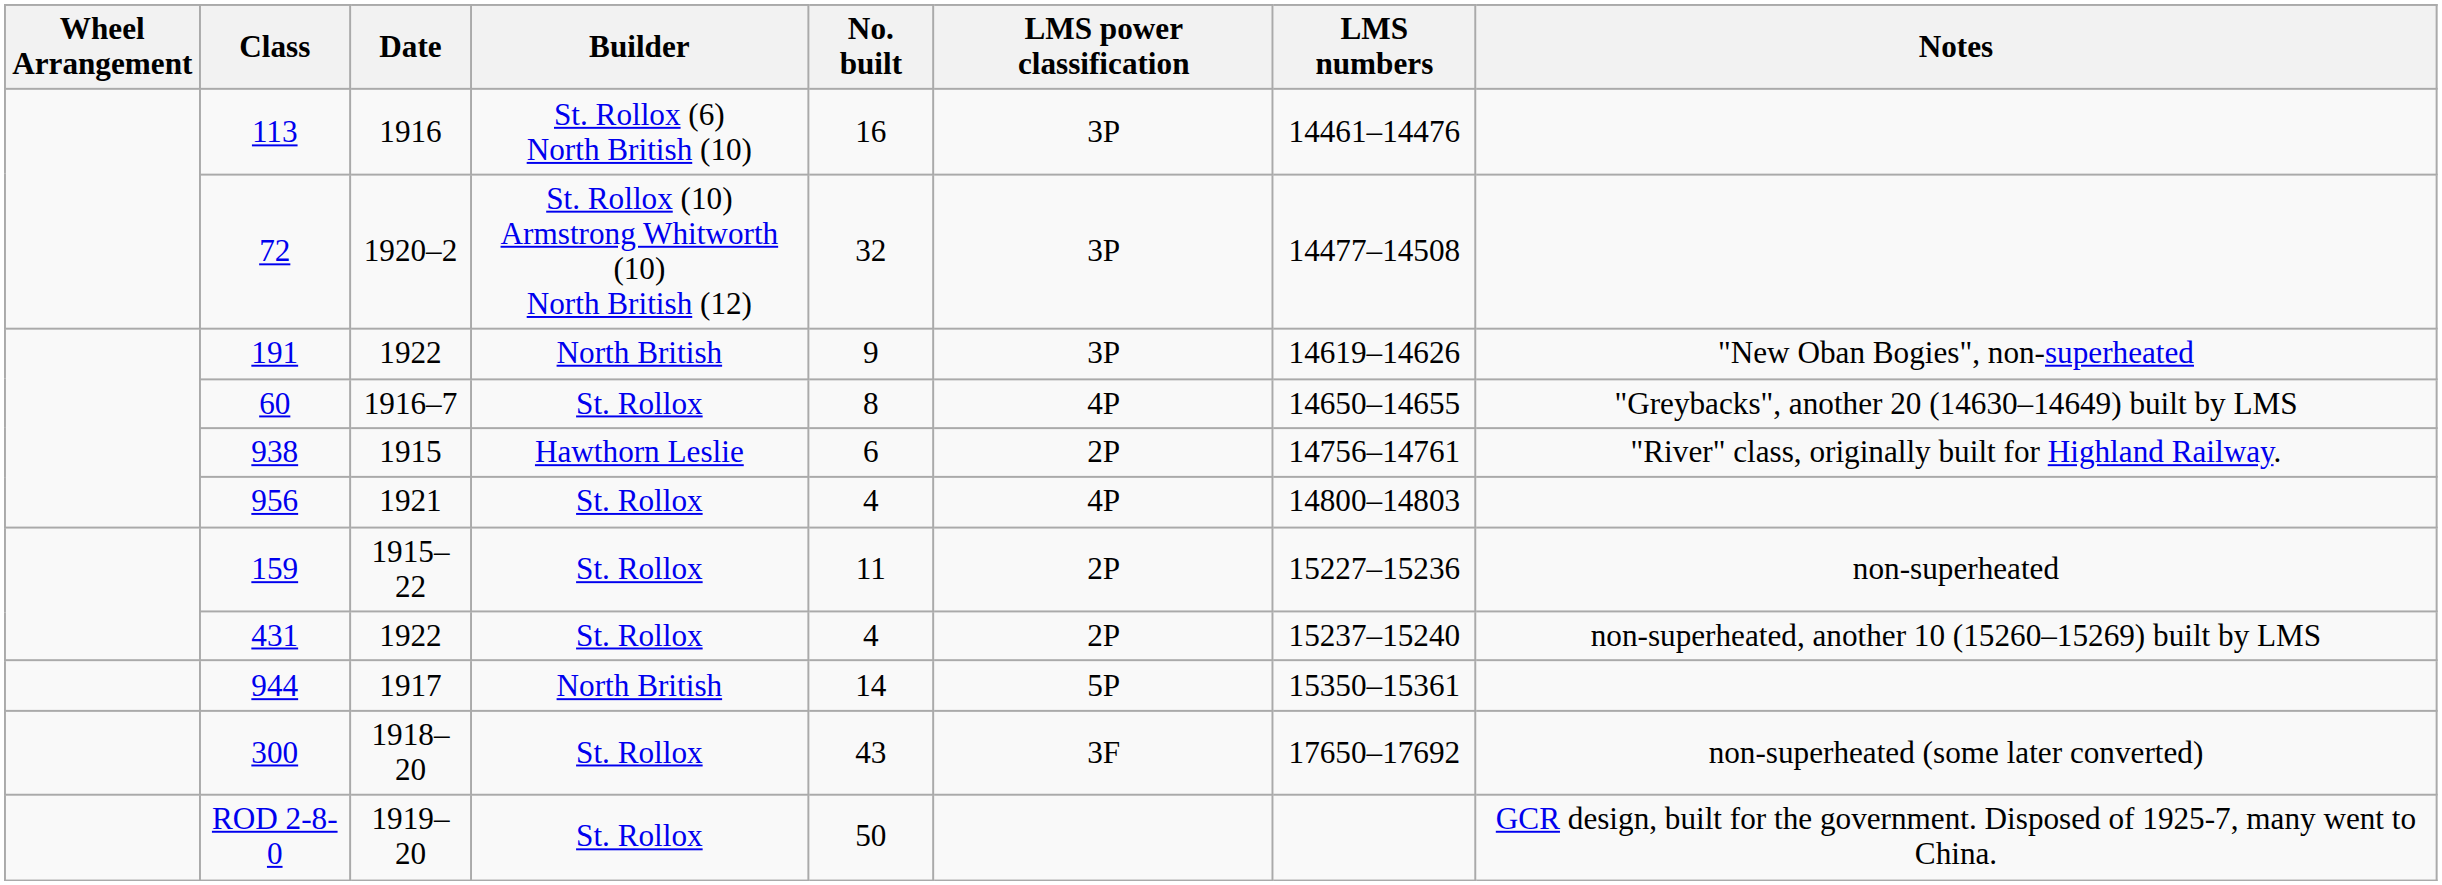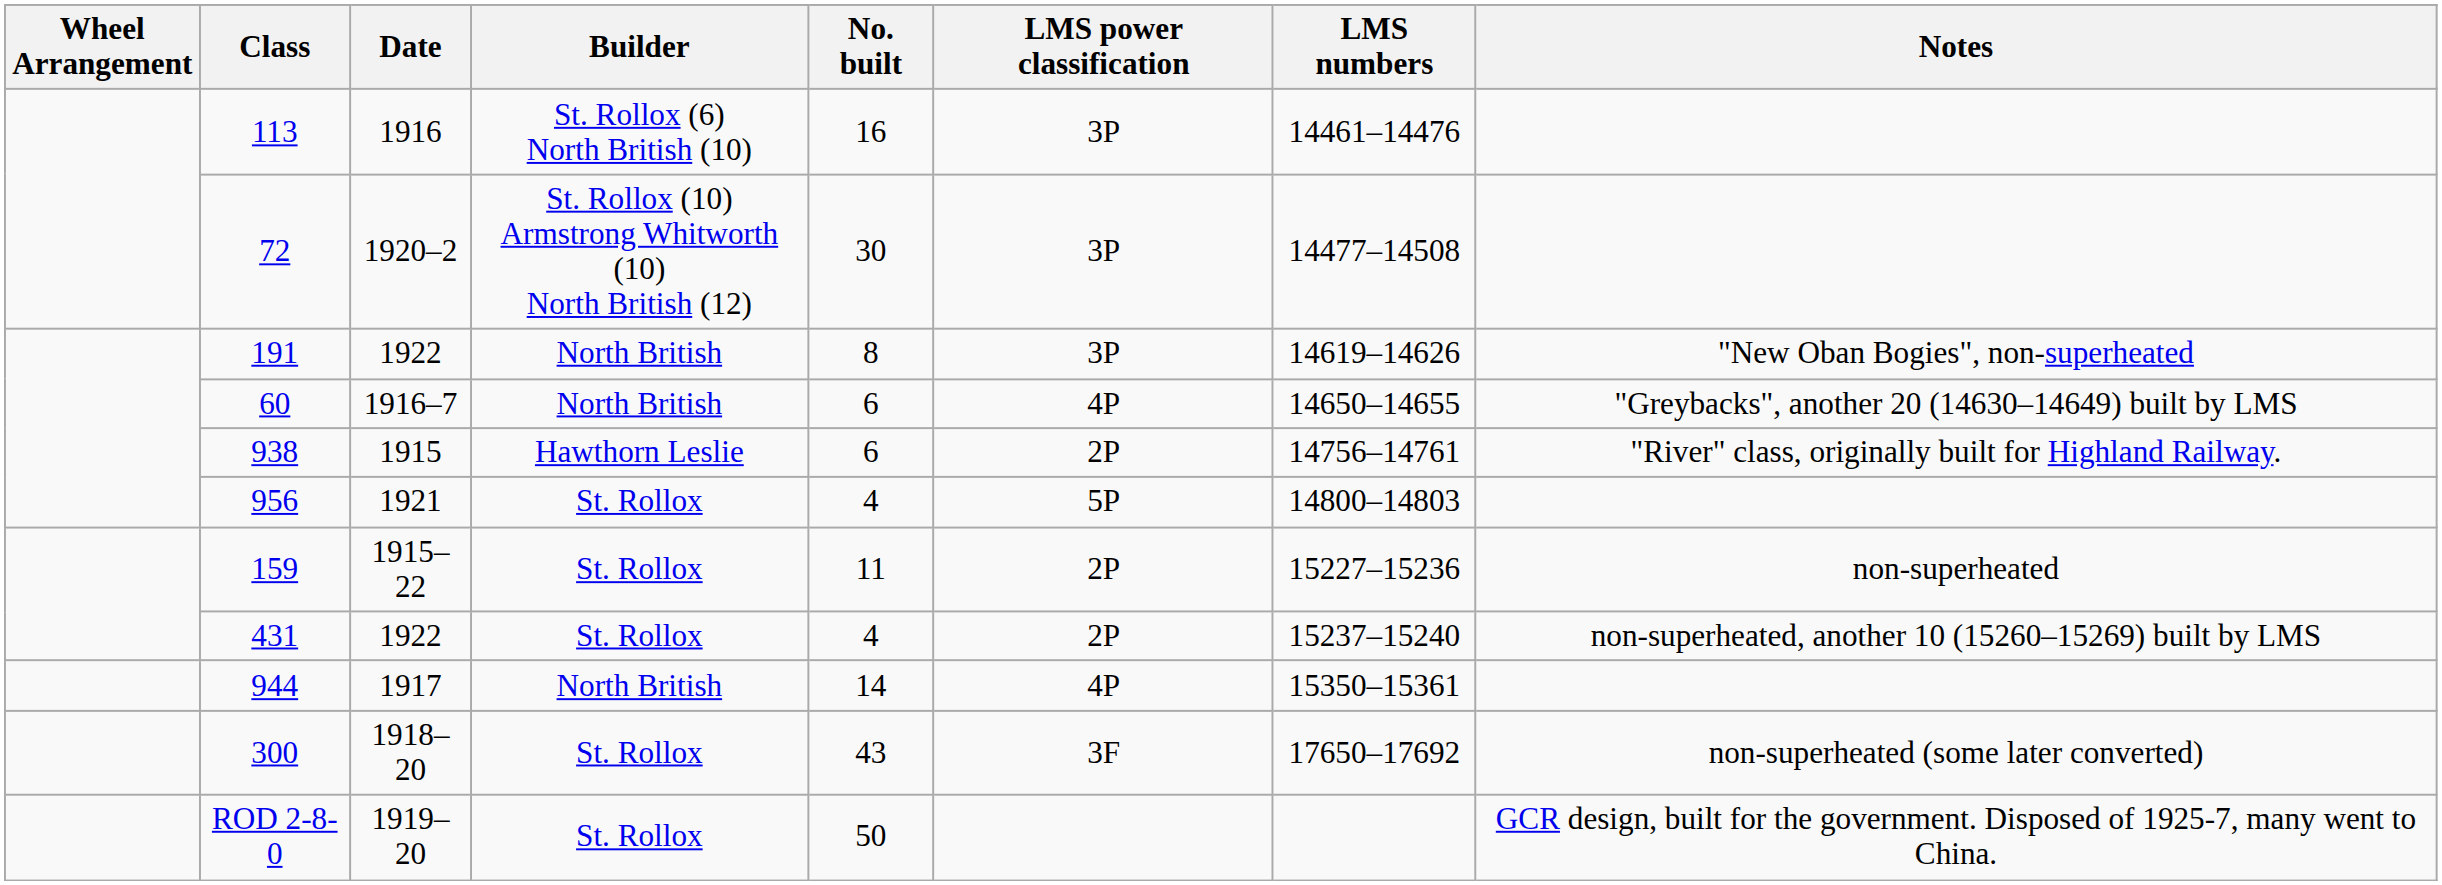(871, 251) 32 -> (871, 251) 30
(871, 353) 9 -> (871, 353) 8
(639, 402) St. Rollox -> (639, 402) North British
(871, 402) 8 -> (871, 402) 6
(1104, 501) 4P -> (1104, 501) 5P
(1104, 685) 5P -> (1104, 685) 4P
